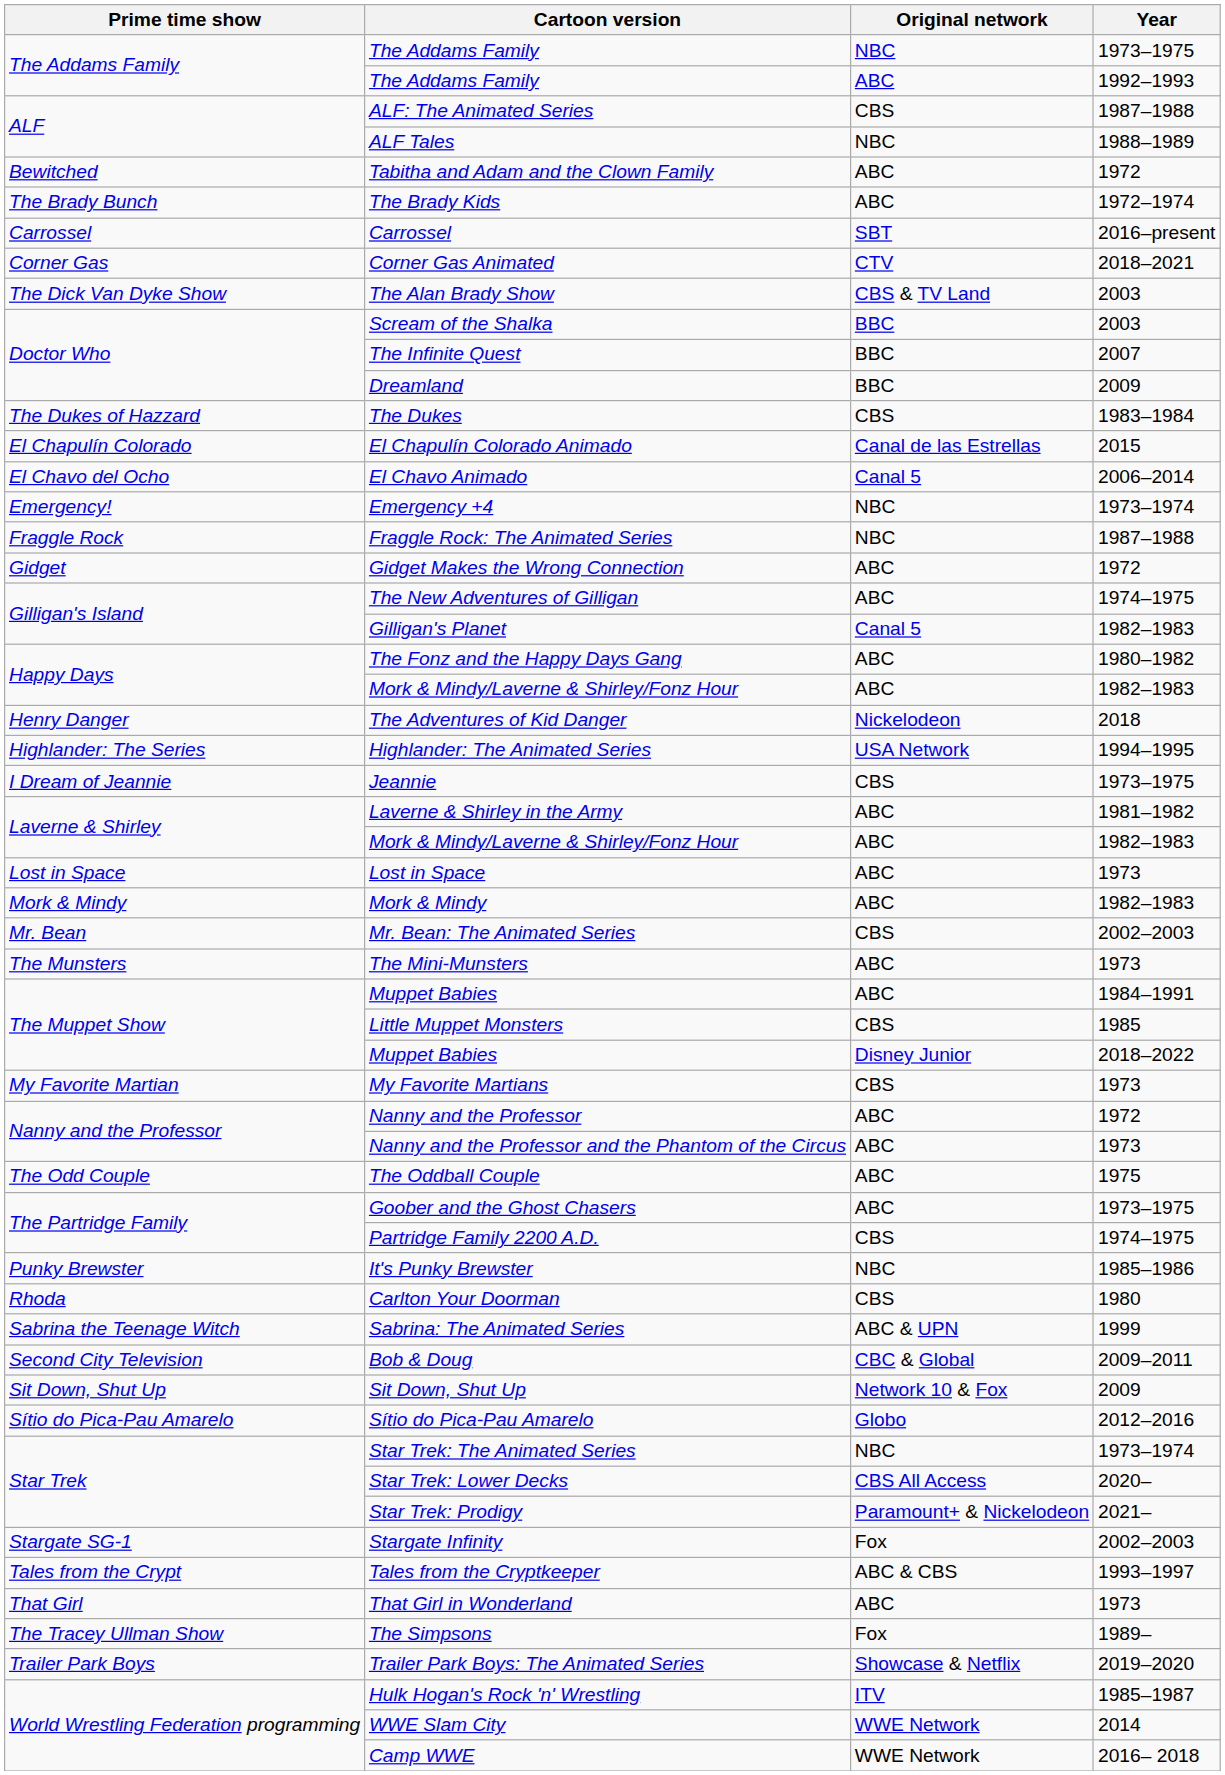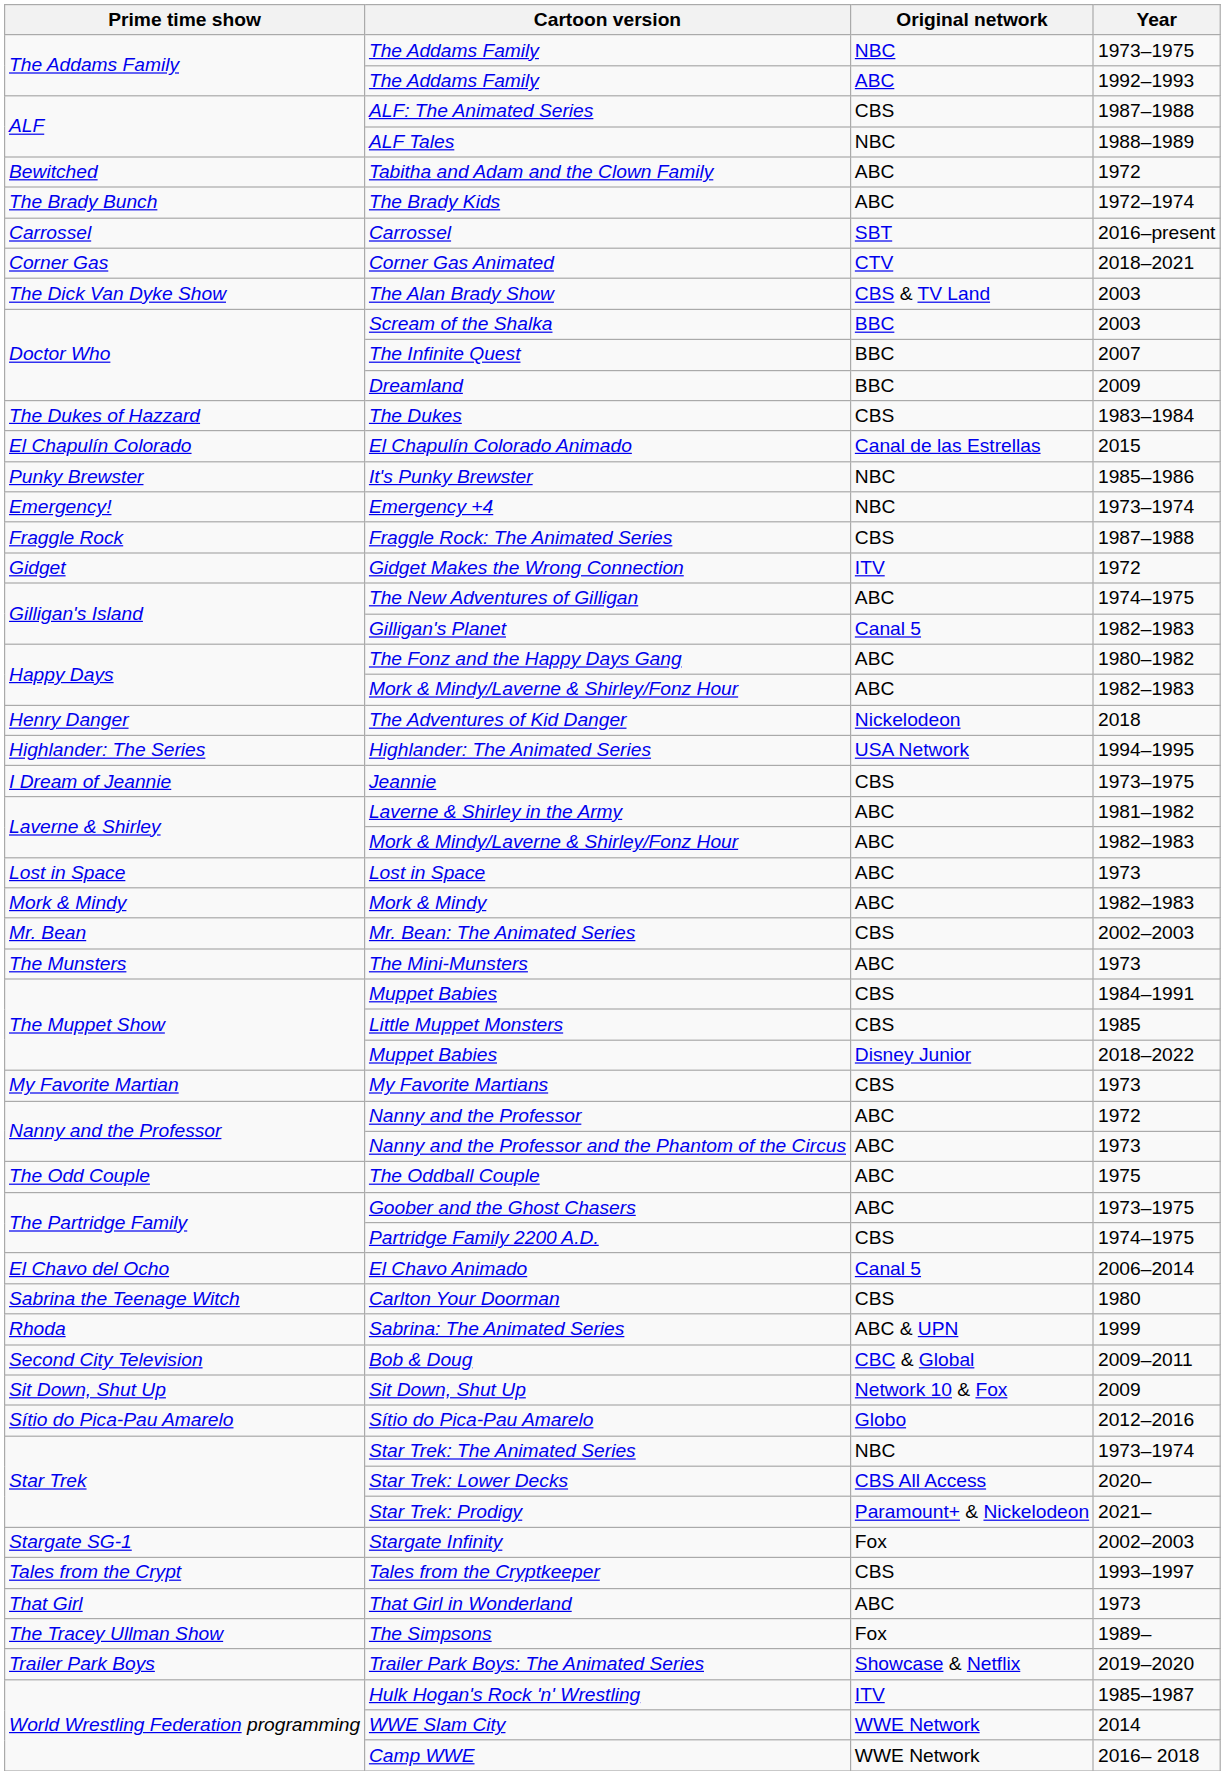rows swapped: (448, 476) <-> (451, 1268)
(875, 537) NBC -> (875, 537) CBS
(875, 567) ABC -> (870, 567) ITV
(875, 994) ABC -> (875, 994) CBS
(37, 1298) Rhoda -> (124, 1298) Sabrina the Teenage Witch
(124, 1329) Sabrina the Teenage Witch -> (37, 1329) Rhoda
(906, 1572) ABC & CBS -> (875, 1572) CBS
